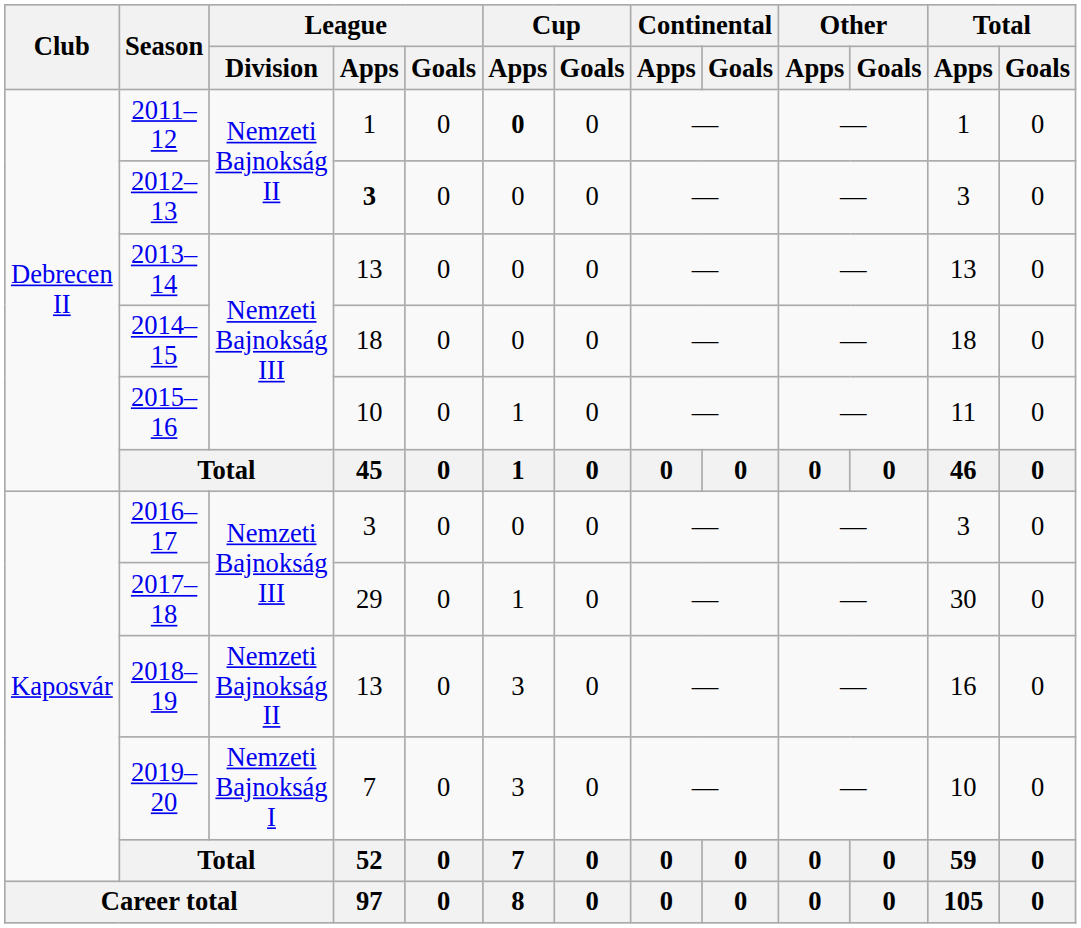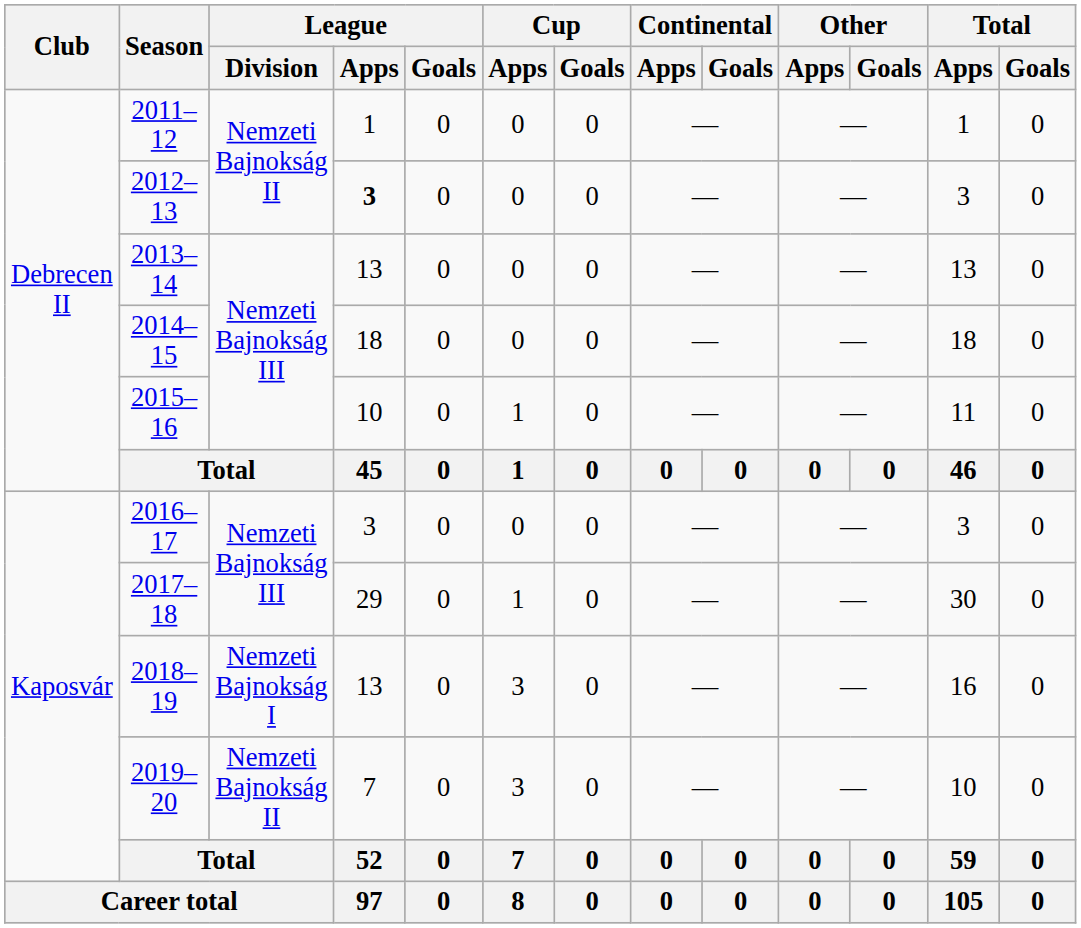(518, 124) bold -> (518, 124) normal
(272, 685) Nemzeti Bajnokság II -> (272, 685) Nemzeti Bajnokság I
(272, 787) Nemzeti Bajnokság I -> (272, 787) Nemzeti Bajnokság II
